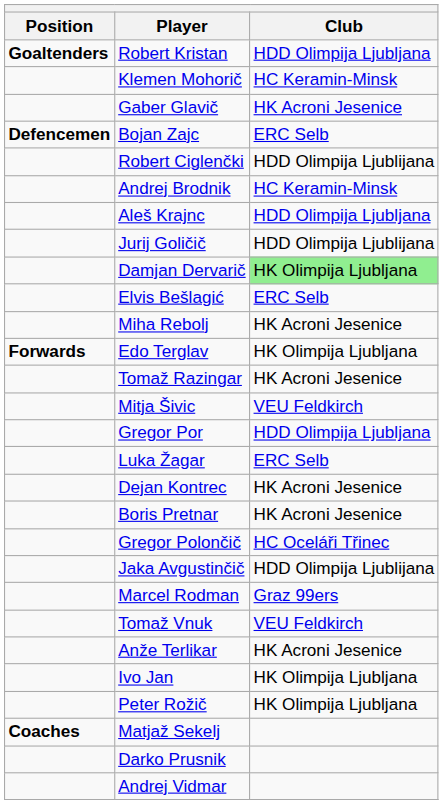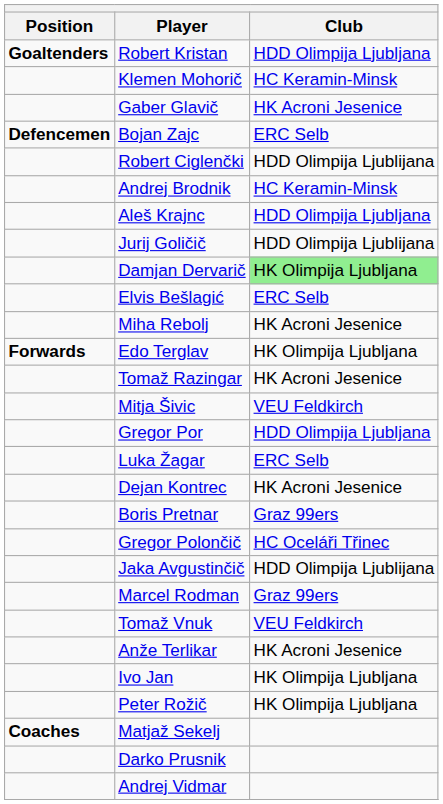(328, 514) HK Acroni Jesenice -> (296, 514) Graz 99ers
